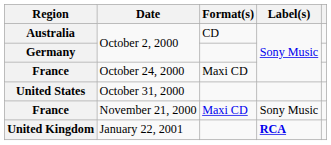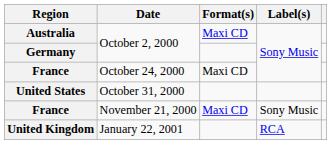(211, 33) CD -> (225, 33) Maxi CD
(273, 129) bold -> (272, 129) normal
